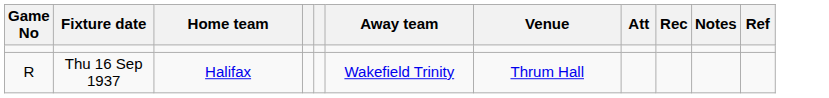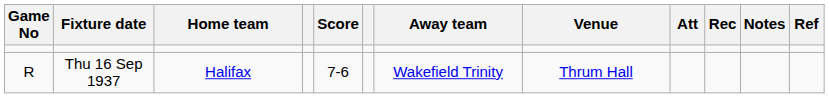+ column: (338, 24)
